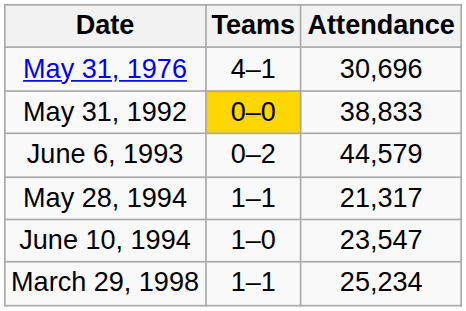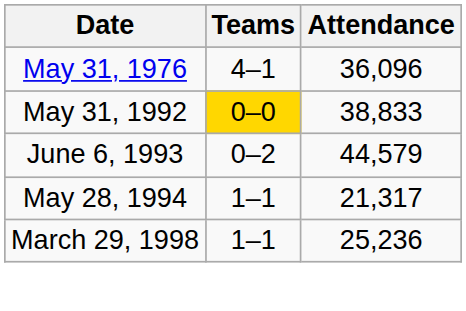(381, 68) 30,696 -> (381, 68) 36,096
- row: (105, 240)
(381, 283) 25,234 -> (381, 240) 25,236
